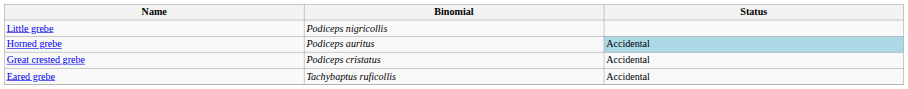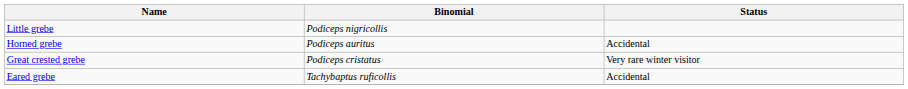(628, 44) lightblue background -> (628, 44) no background
(628, 60) Accidental -> (653, 60) Very rare winter visitor
